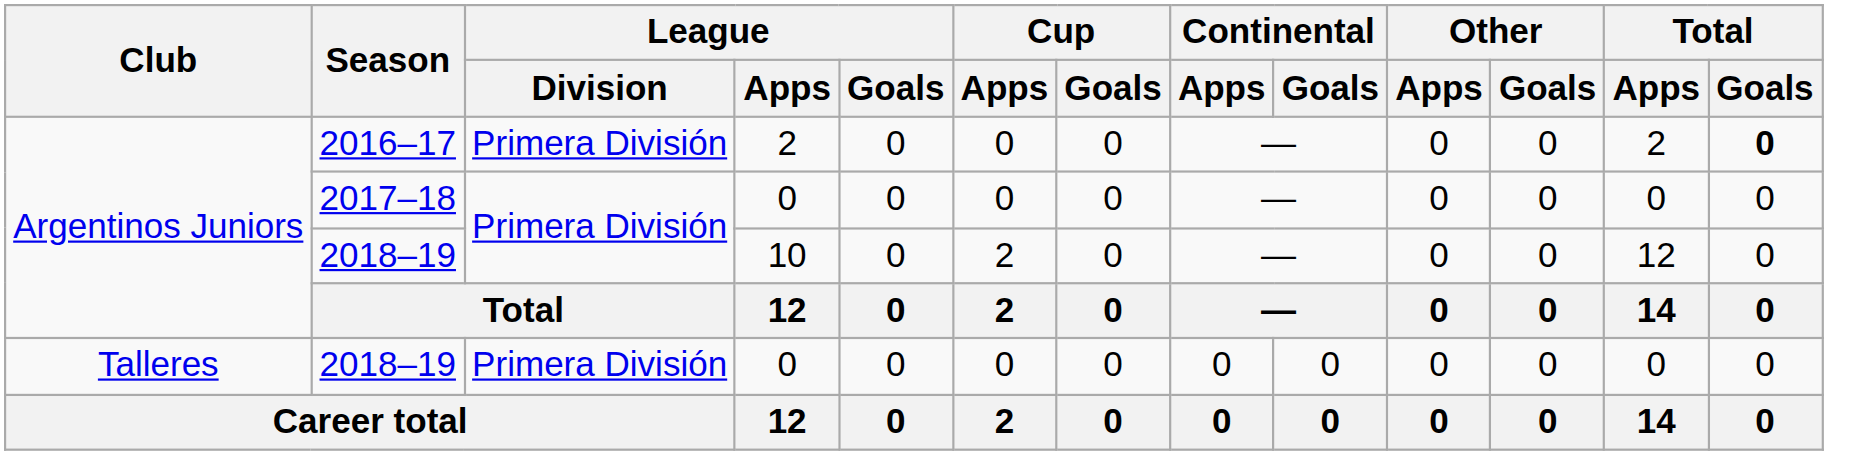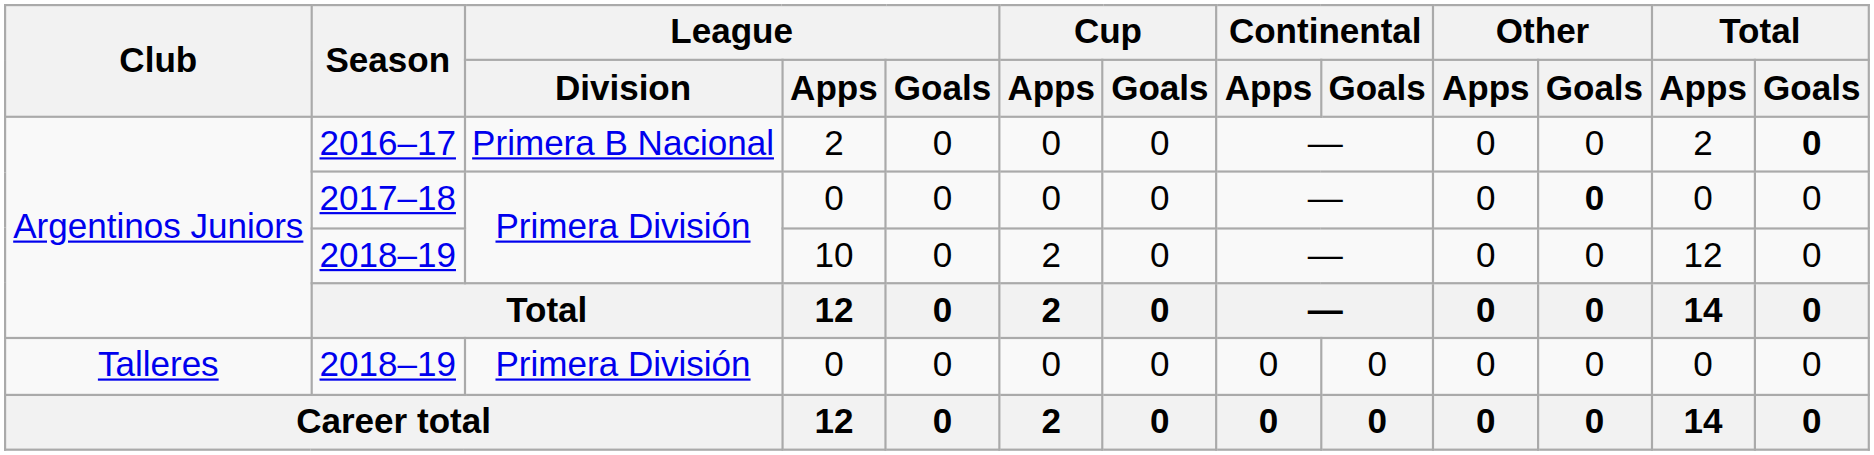(600, 143) Primera División -> (623, 143) Primera B Nacional
(1548, 198) normal -> (1594, 198) bold
